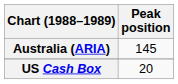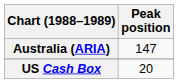(146, 48) 145 -> (146, 48) 147
